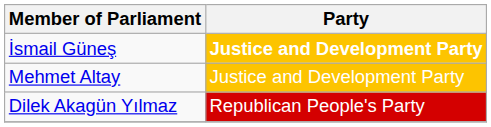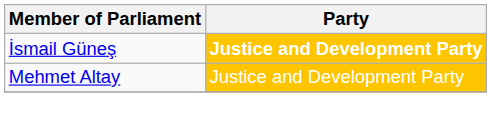- row: (93, 106)
